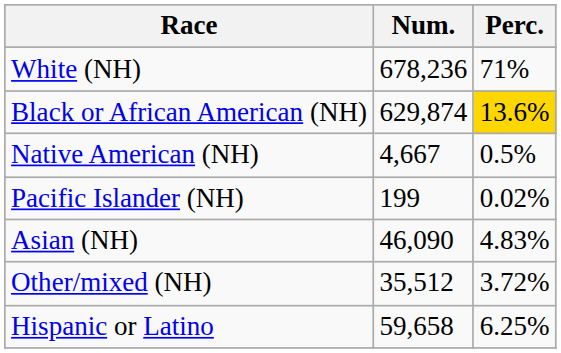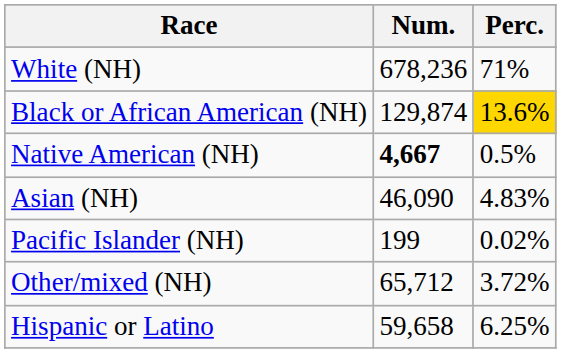(423, 111) 629,874 -> (423, 111) 129,874
(410, 154) normal -> (410, 154) bold
rows swapped: (75, 240) <-> (127, 197)
(417, 283) 35,512 -> (417, 283) 65,712
